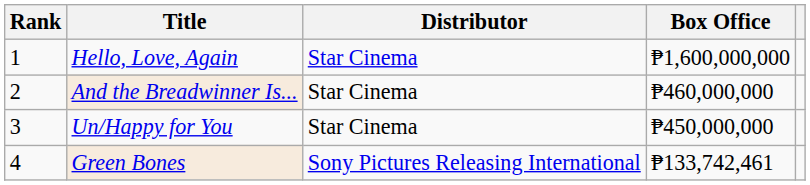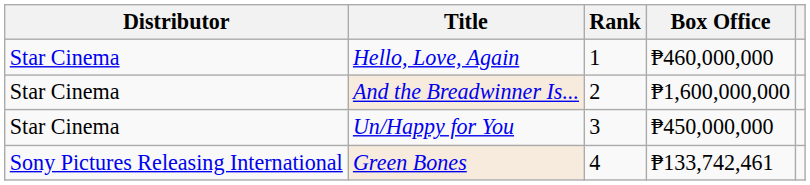columns swapped: (36, 22) <-> (474, 22)
(721, 57) ₱1,600,000,000 -> (712, 57) ₱460,000,000
(712, 92) ₱460,000,000 -> (721, 92) ₱1,600,000,000
